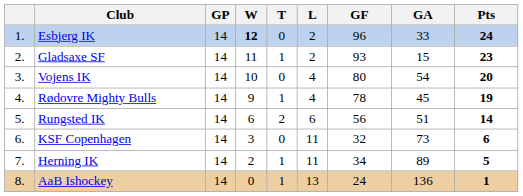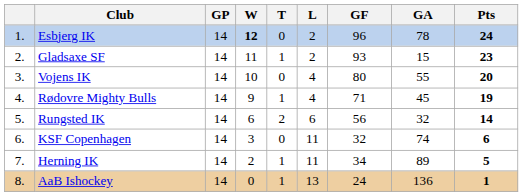(423, 35) 33 -> (423, 35) 78
(423, 77) 54 -> (423, 77) 55
(359, 98) 78 -> (359, 98) 71
(423, 118) 51 -> (423, 118) 32
(423, 139) 73 -> (423, 139) 74
